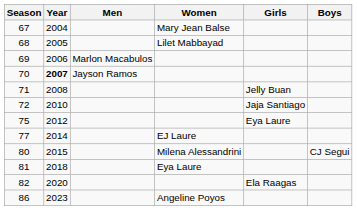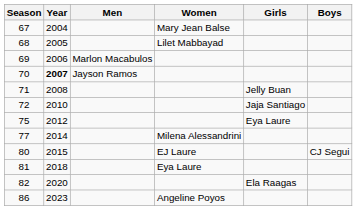(177, 136) EJ Laure -> (199, 136) Milena Alessandrini
(199, 152) Milena Alessandrini -> (177, 152) EJ Laure
